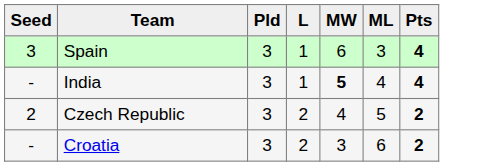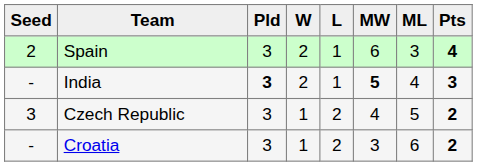+ column: (303, 20)
(31, 51) 3 -> (31, 51) 2
(267, 82) normal -> (267, 82) bold
(419, 82) 4 -> (452, 82) 3
(31, 114) 2 -> (31, 114) 3
